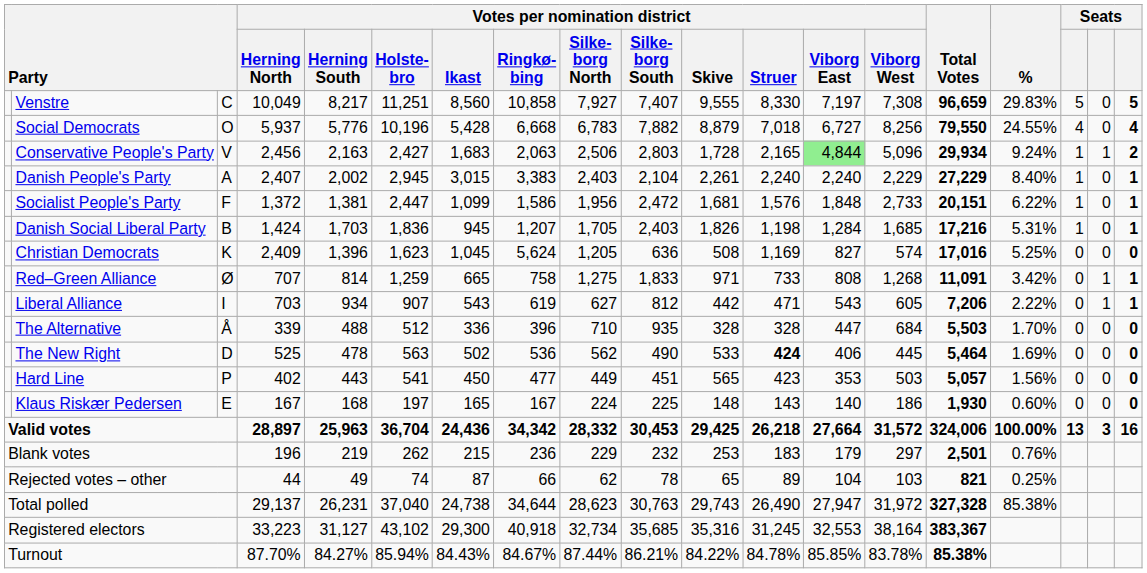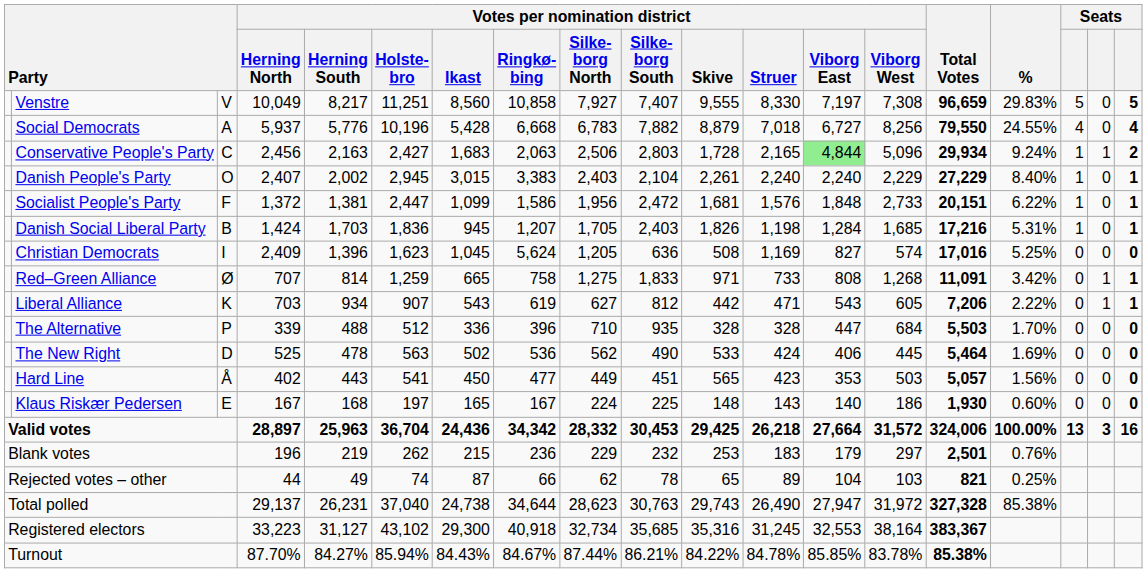(227, 102) C -> (227, 102) V
(227, 128) O -> (227, 128) A
(227, 153) V -> (227, 153) C
(227, 178) A -> (227, 178) O
(227, 253) K -> (223, 253) I
(223, 303) I -> (227, 303) K
(227, 329) Å -> (227, 329) P
(787, 354) bold -> (787, 354) normal
(227, 379) P -> (227, 379) Å
